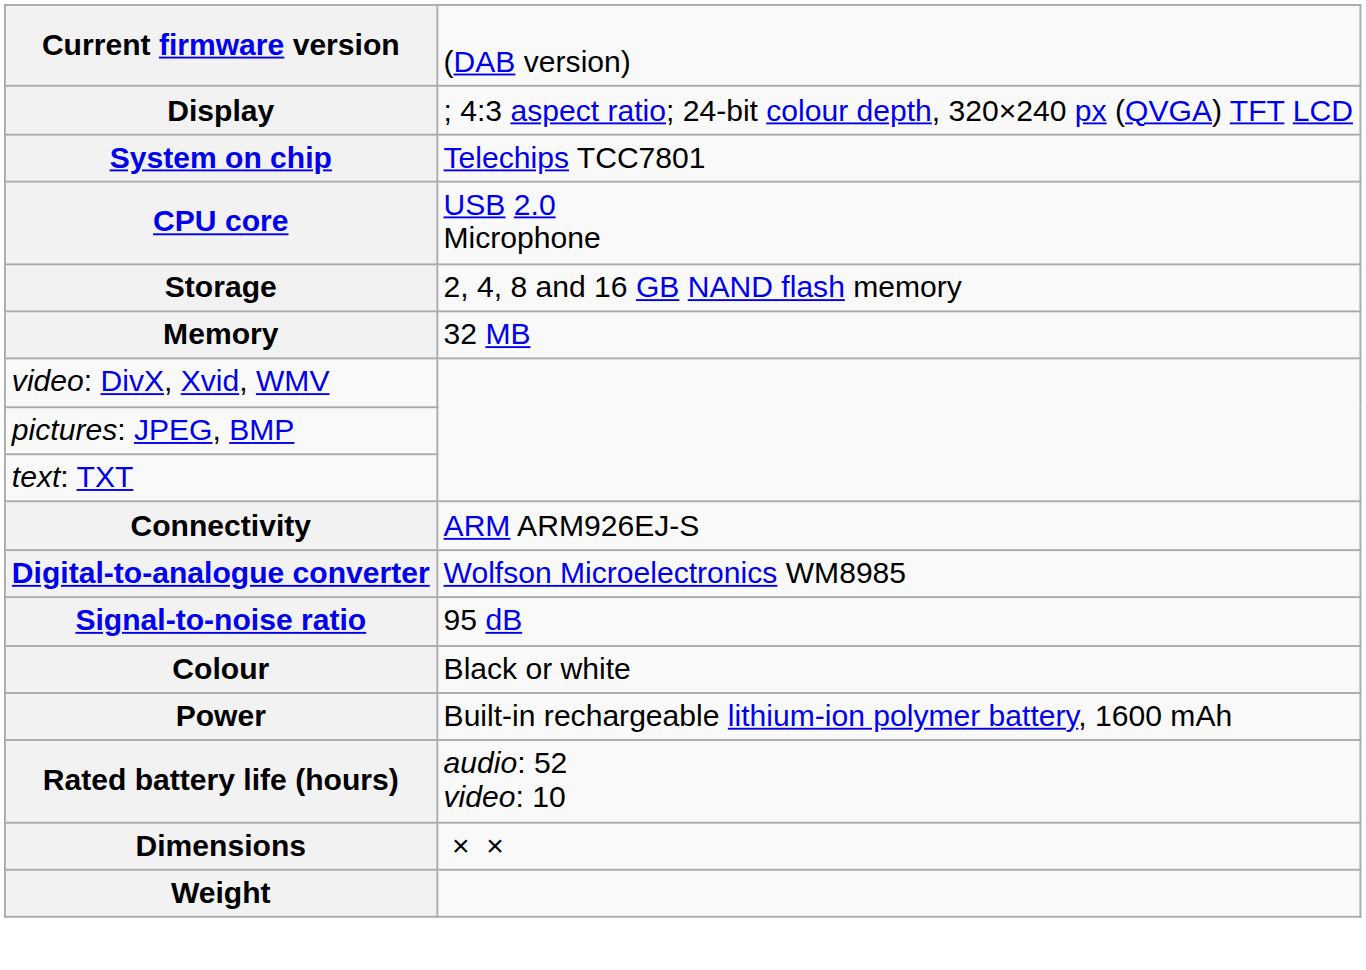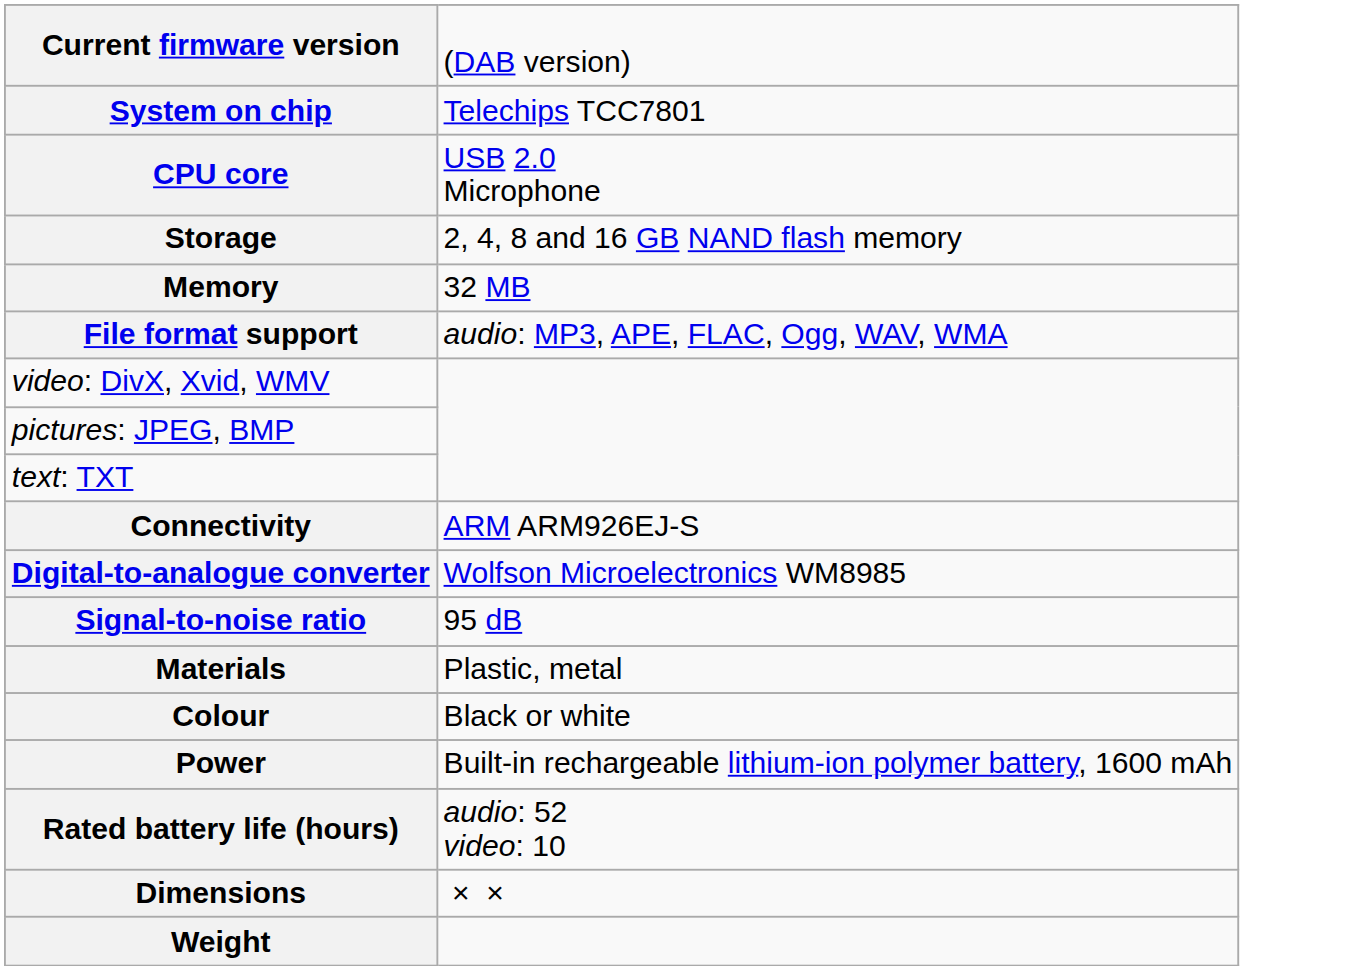- row: (221, 109)
+ row: (221, 334)
+ row: (221, 668)
